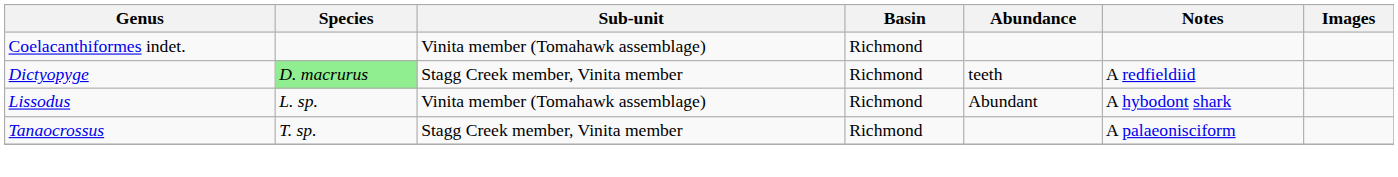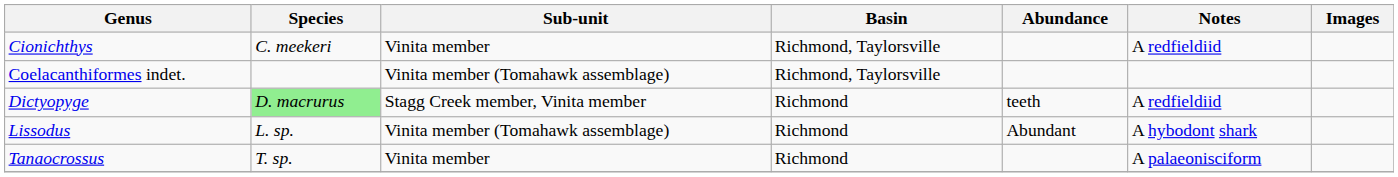+ row: (51, 46)
(886, 46) Richmond -> (858, 74) Richmond, Taylorsville
(552, 130) Stagg Creek member, Vinita member -> (437, 158) Vinita member
